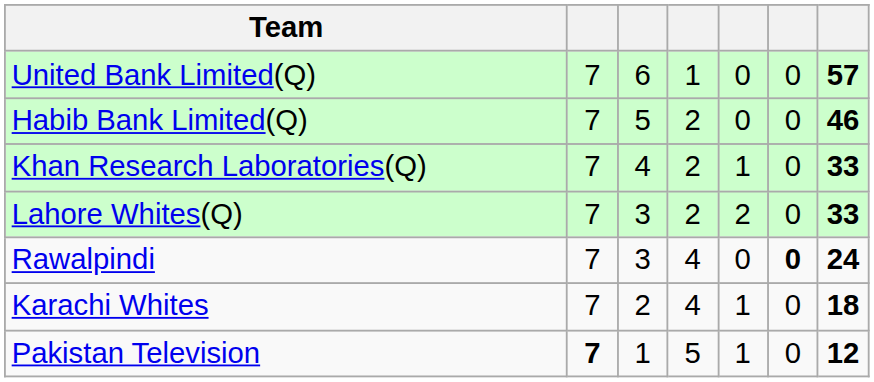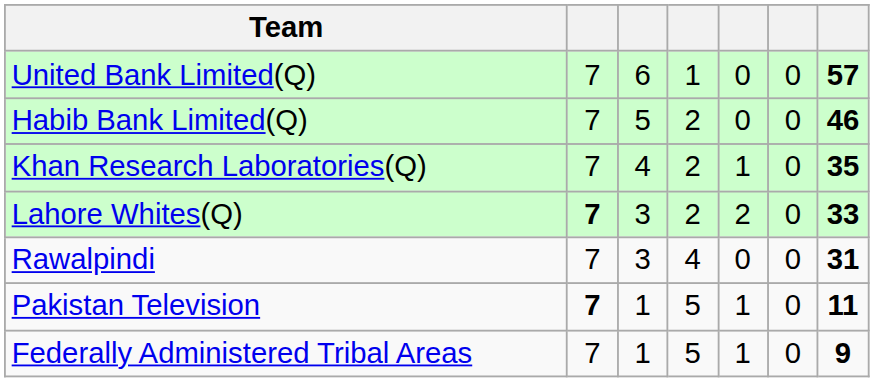(843, 167) 33 -> (843, 167) 35
(592, 213) normal -> (592, 213) bold
(793, 259) bold -> (793, 259) normal
(843, 259) 24 -> (843, 259) 31
- row: (110, 306)
(843, 352) 12 -> (843, 306) 11
+ row: (242, 352)
